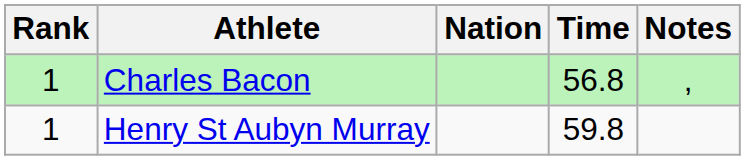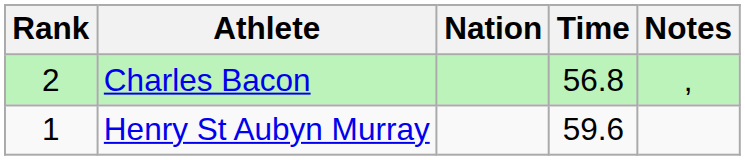(51, 79) 1 -> (51, 79) 2
(593, 129) 59.8 -> (593, 129) 59.6
